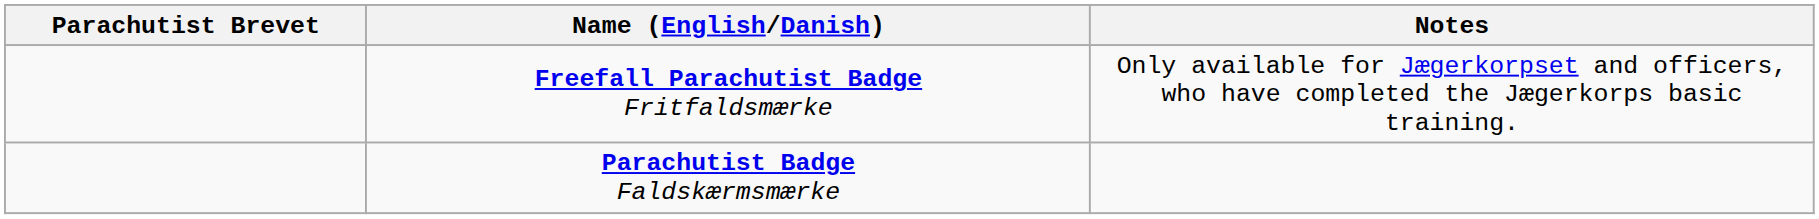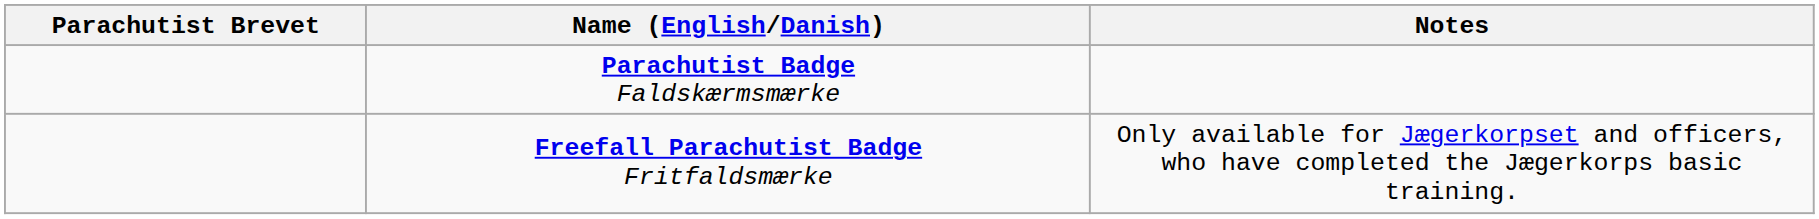rows swapped: (728, 178) <-> (728, 94)
